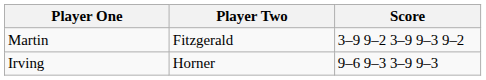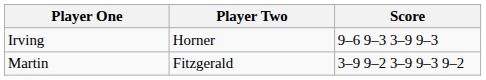rows swapped: (28, 39) <-> (26, 63)
